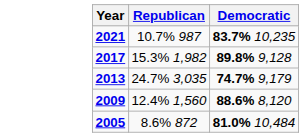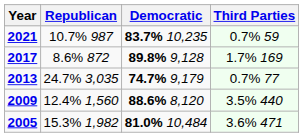+ column: (254, 15)
(169, 58) 15.3% 1,982 -> (81, 58) 8.6% 872
(169, 121) 8.6% 872 -> (81, 121) 15.3% 1,982
